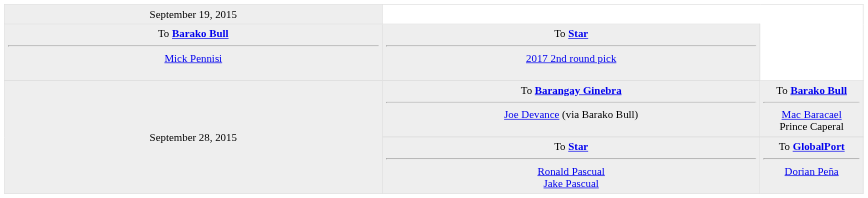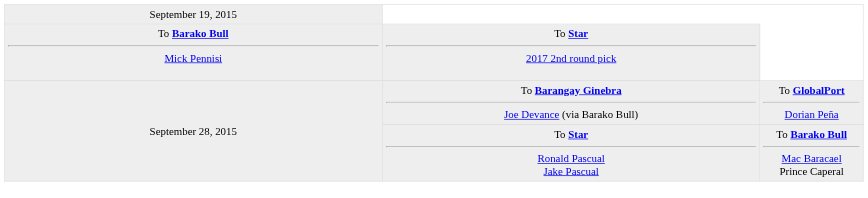(812, 108) To Barako Bull Mac Baracael Prince Caperal -> (812, 102) To GlobalPort Dorian Peña
(812, 159) To GlobalPort Dorian Peña -> (812, 153) To Barako Bull Mac Baracael Prince Caperal
